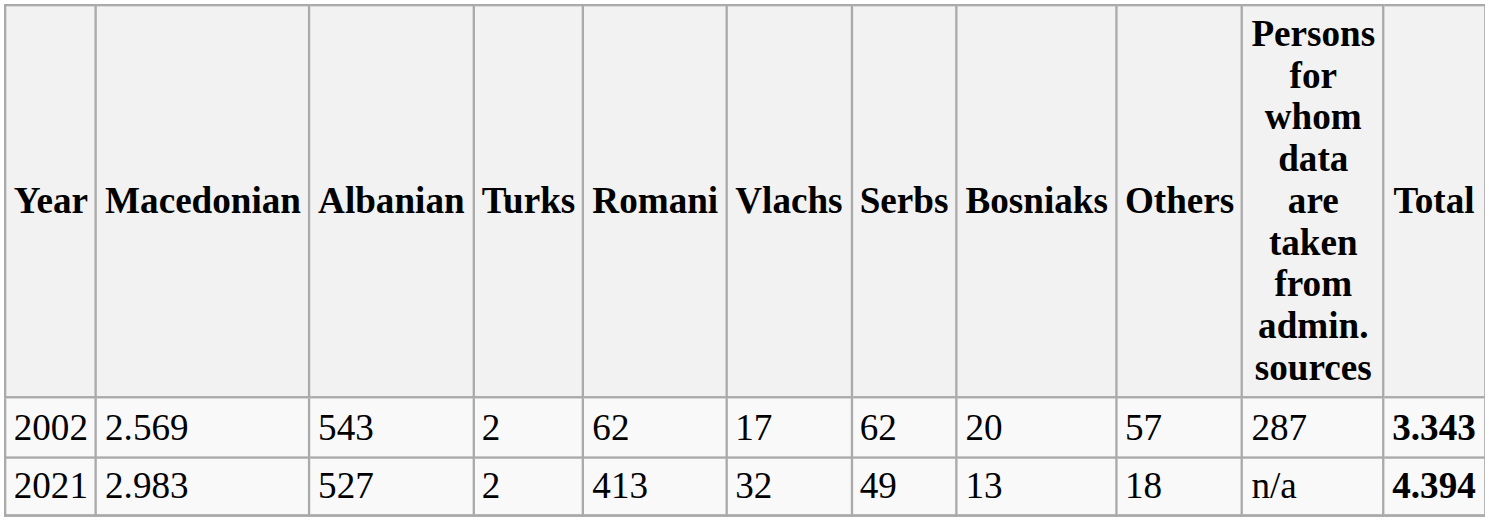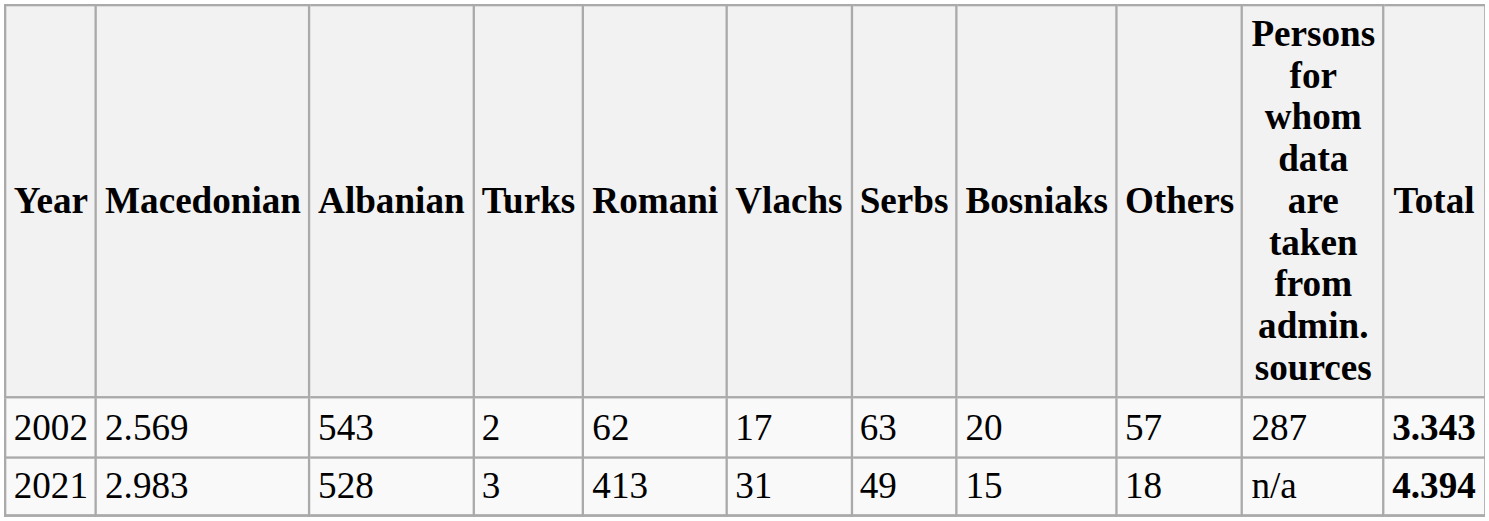(878, 426) 62 -> (878, 426) 63
(346, 485) 527 -> (346, 485) 528
(491, 485) 2 -> (491, 485) 3
(754, 485) 32 -> (754, 485) 31
(984, 485) 13 -> (984, 485) 15
